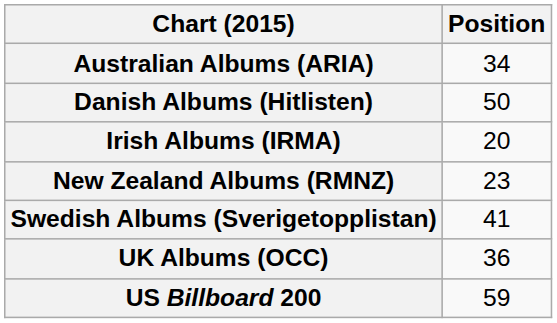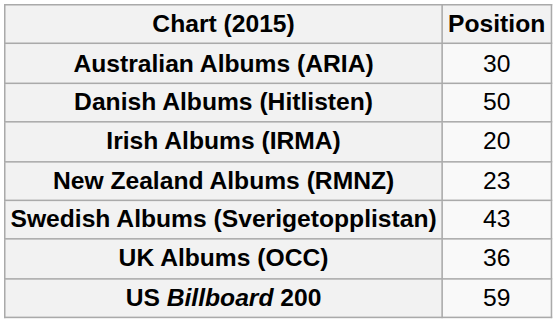(497, 63) 34 -> (497, 63) 30
(497, 219) 41 -> (497, 219) 43
